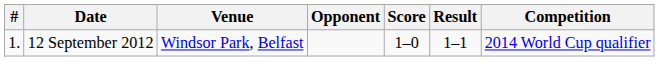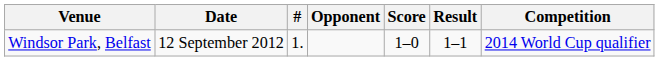columns swapped: (14, 17) <-> (232, 17)
